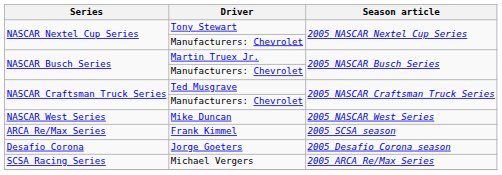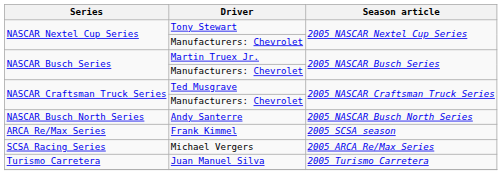+ row: (76, 117)
- row: (56, 117)
- row: (45, 147)
+ row: (53, 162)
